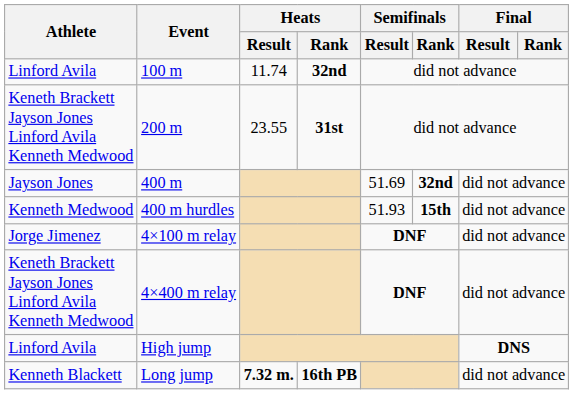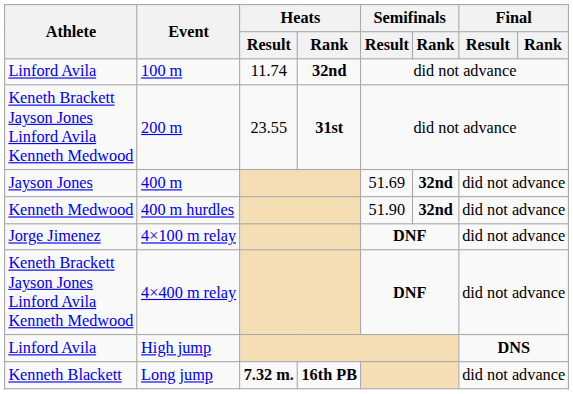(387, 210) 51.93 -> (387, 210) 51.90
(436, 210) 15th -> (436, 210) 32nd
